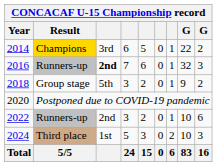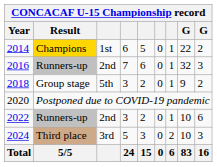(106, 48) 3rd -> (106, 48) 1st
(108, 65) bold -> (108, 65) normal
(105, 135) 1st -> (107, 135) 3rd
